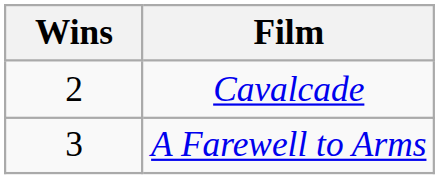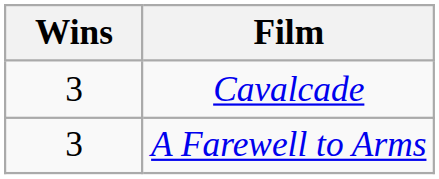(74, 88) 2 -> (74, 88) 3
